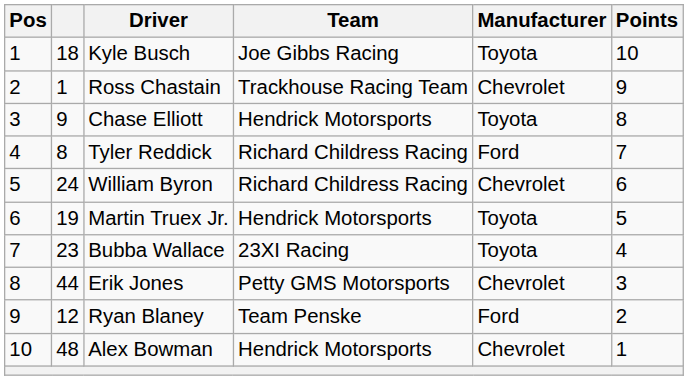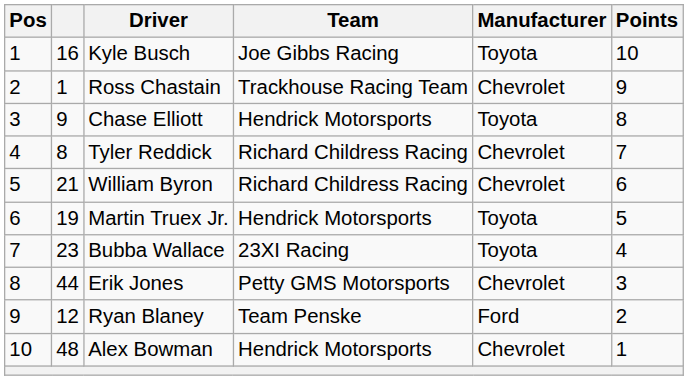(67, 53) 18 -> (67, 53) 16
(498, 151) Ford -> (521, 151) Chevrolet
(67, 184) 24 -> (67, 184) 21
